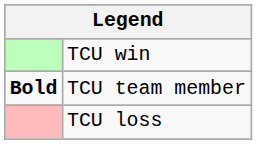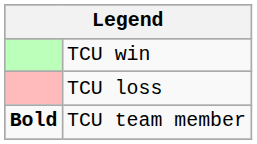rows swapped: (115, 121) <-> (156, 88)
